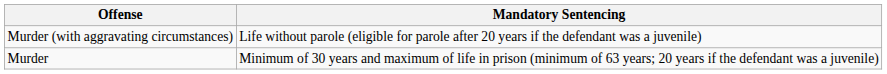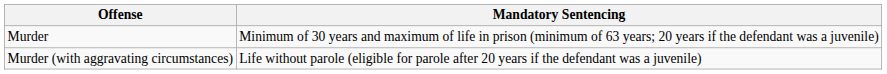rows swapped: (28, 58) <-> (120, 36)
